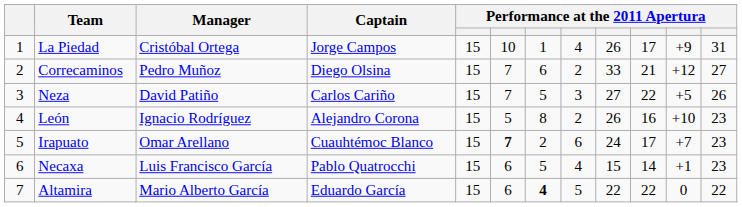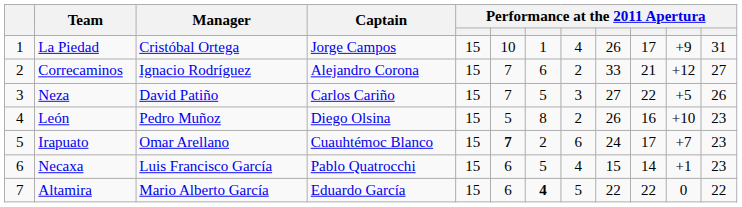(180, 71) Pedro Muñoz -> (195, 71) Ignacio Rodríguez
(351, 71) Diego Olsina -> (365, 71) Alejandro Corona
(195, 118) Ignacio Rodríguez -> (180, 118) Pedro Muñoz
(365, 118) Alejandro Corona -> (351, 118) Diego Olsina
